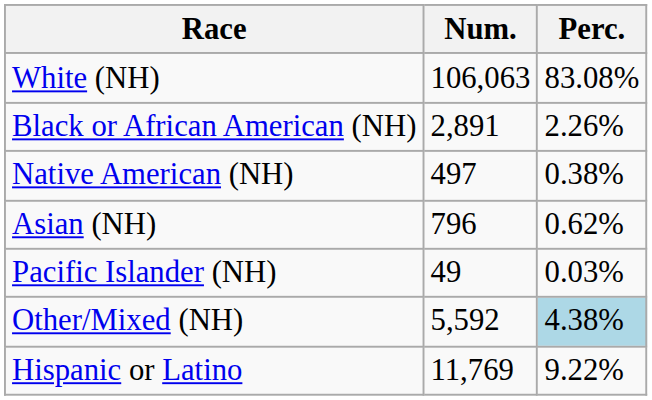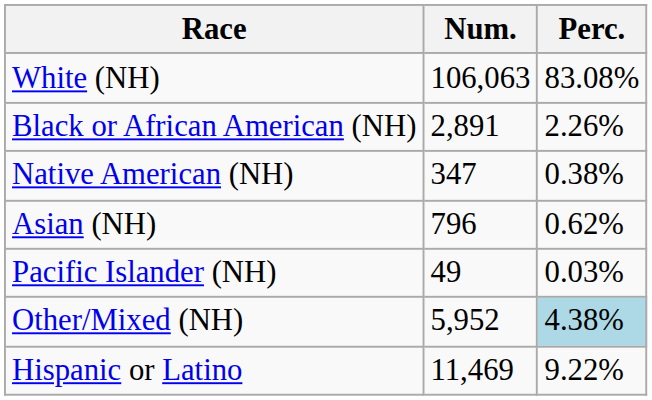(454, 175) 497 -> (454, 175) 347
(465, 321) 5,592 -> (465, 321) 5,952
(472, 369) 11,769 -> (472, 369) 11,469
